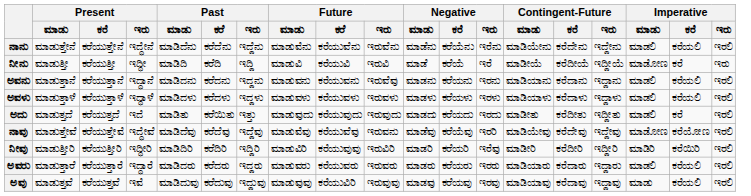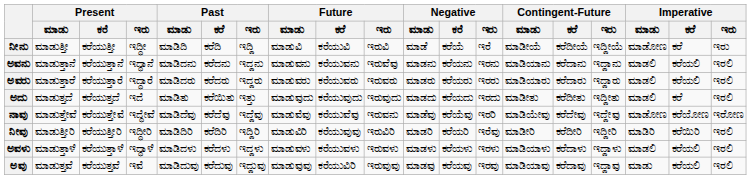- row: (19, 47)
rows swapped: (19, 98) <-> (19, 166)
(724, 132) ಇರಲಿ -> (729, 115) ಇರೋಣ
